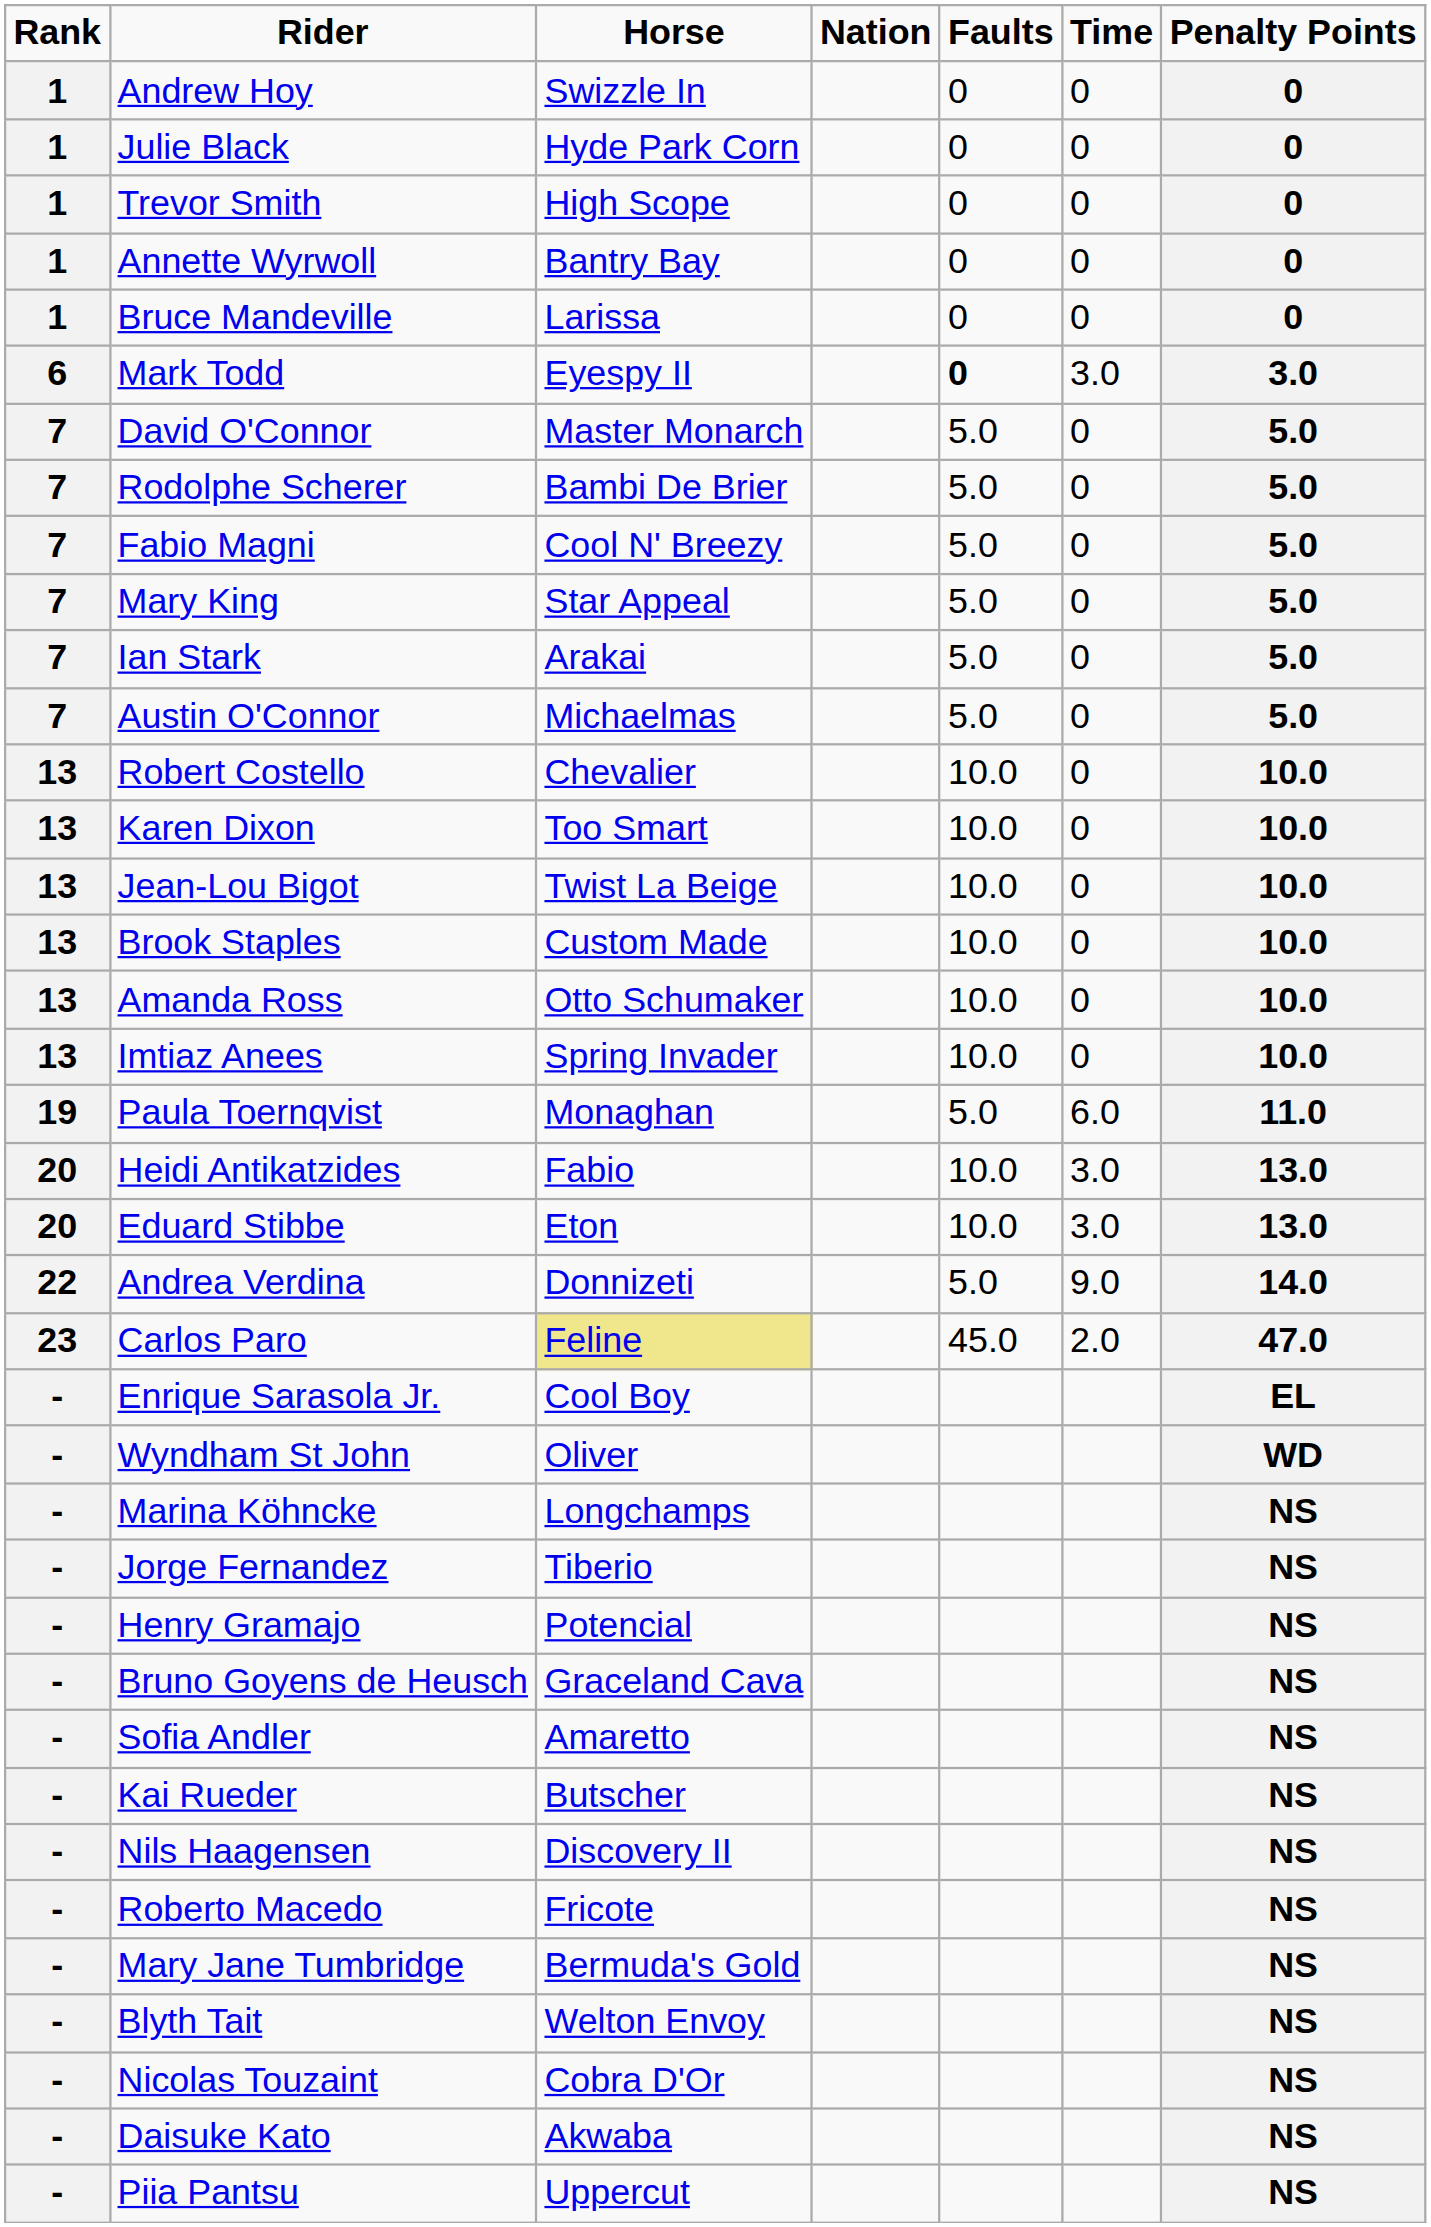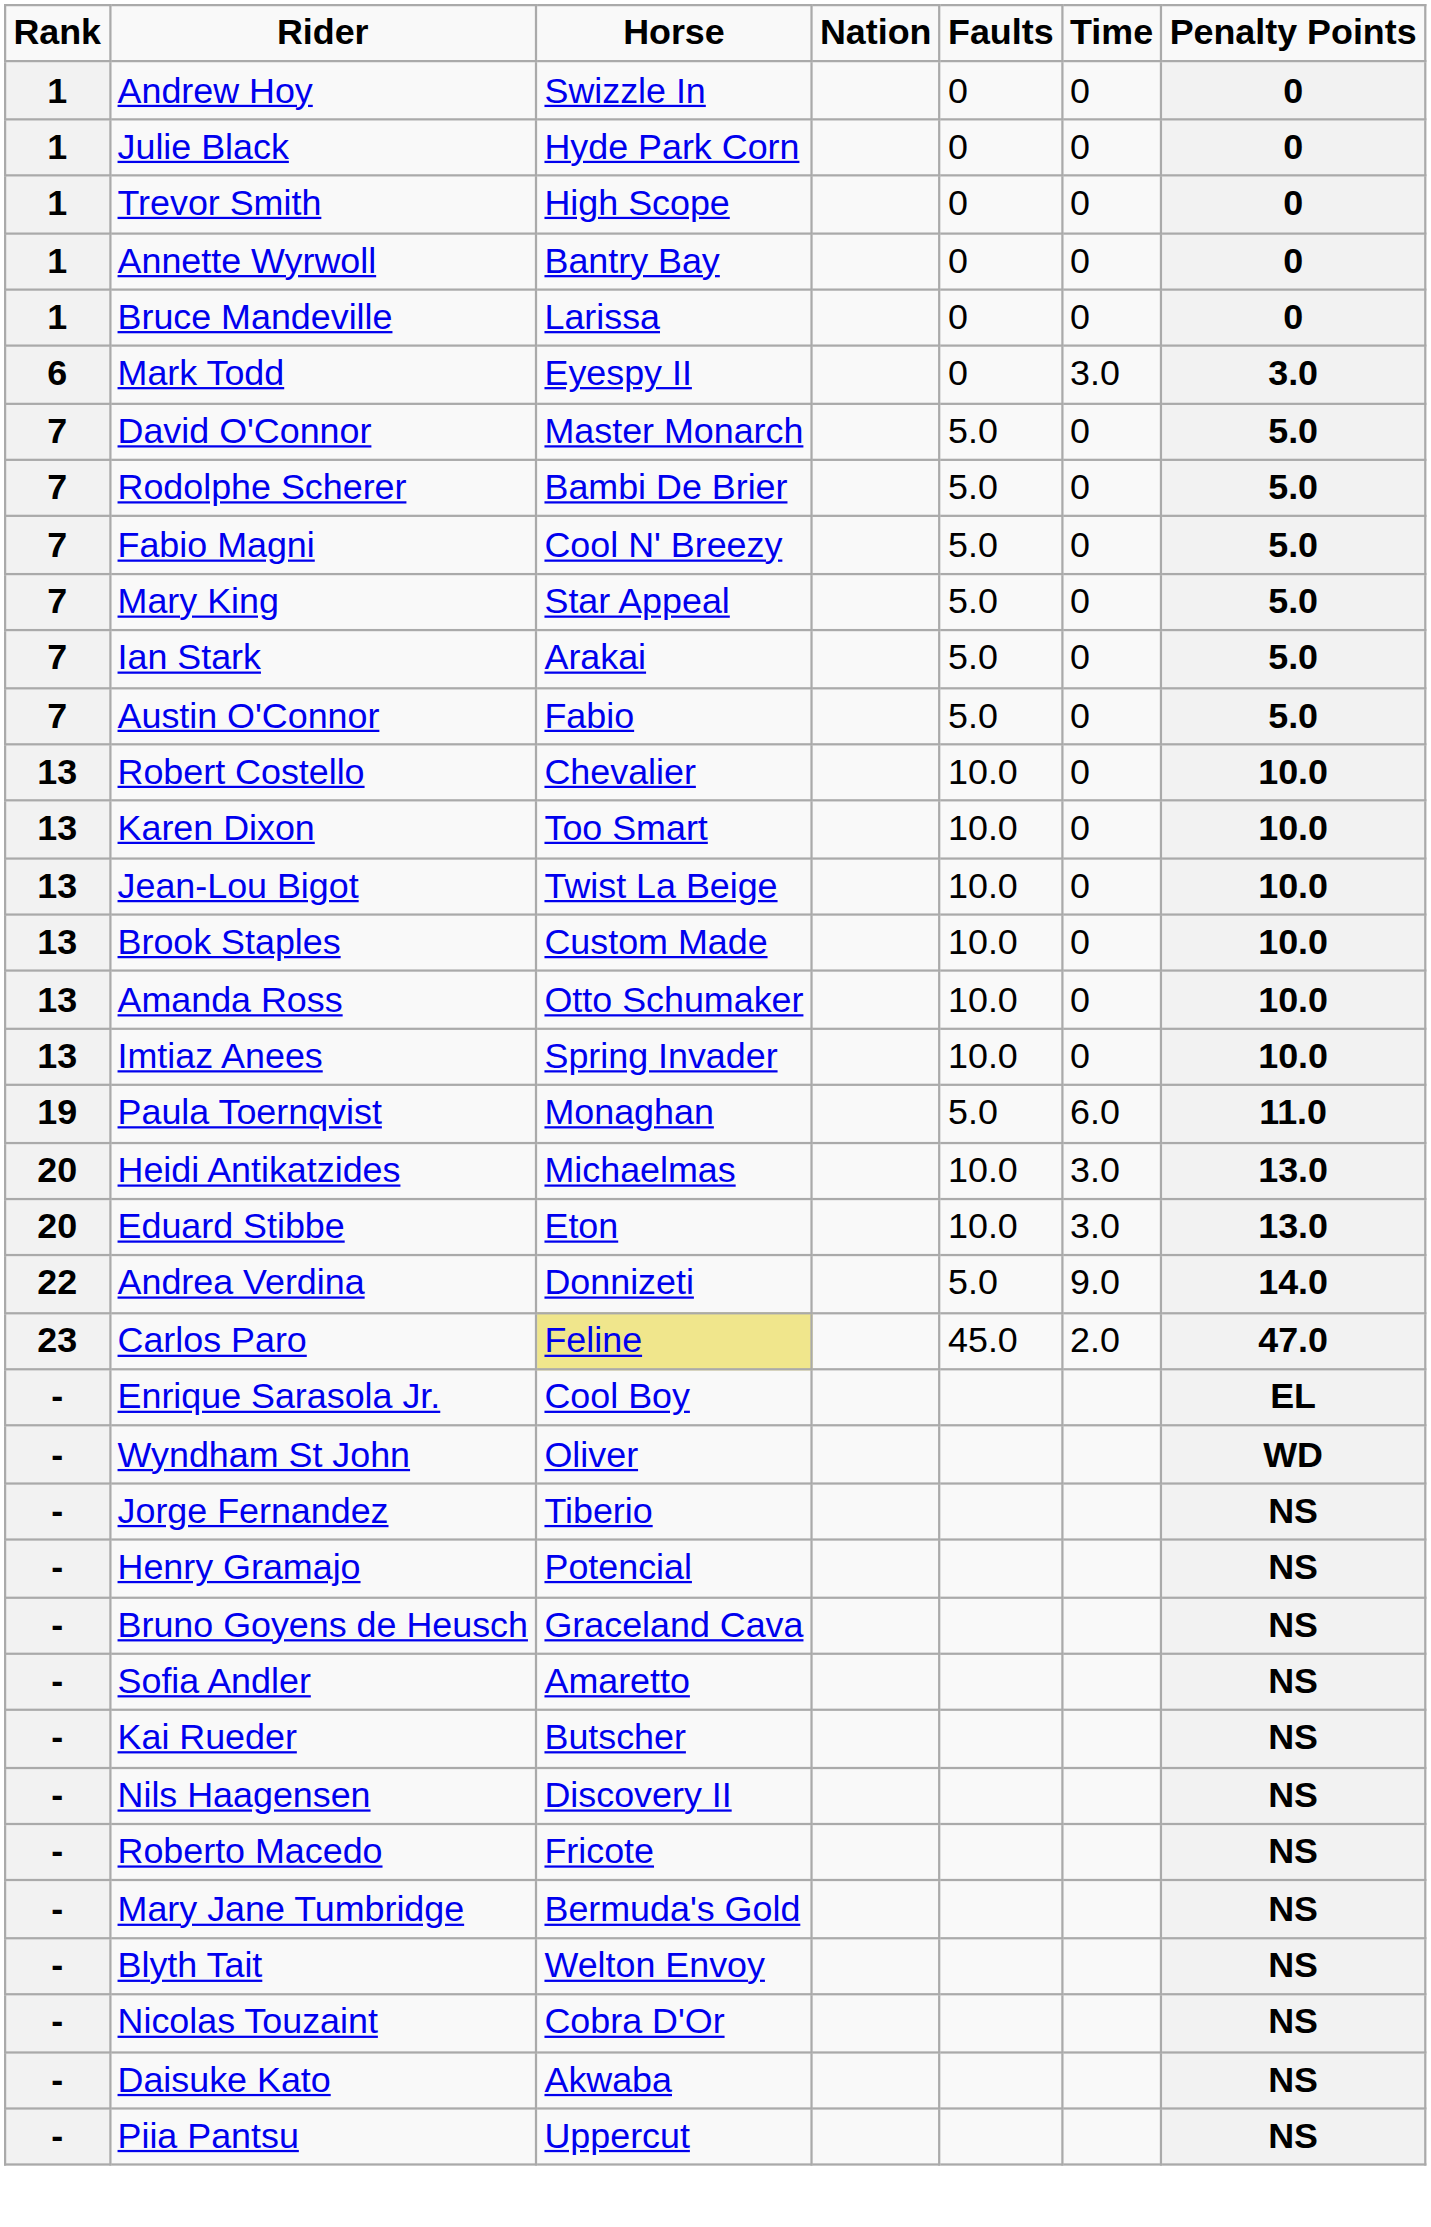(958, 373) bold -> (958, 373) normal
(640, 715) Michaelmas -> (589, 715) Fabio
(589, 1169) Fabio -> (640, 1169) Michaelmas
- row: (247, 1510)
